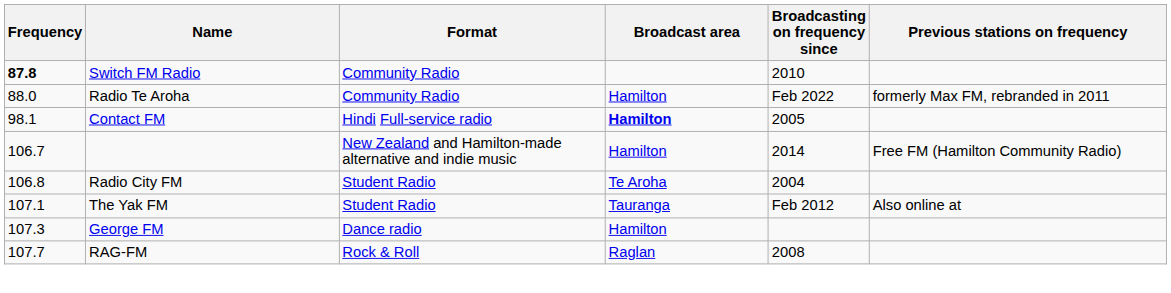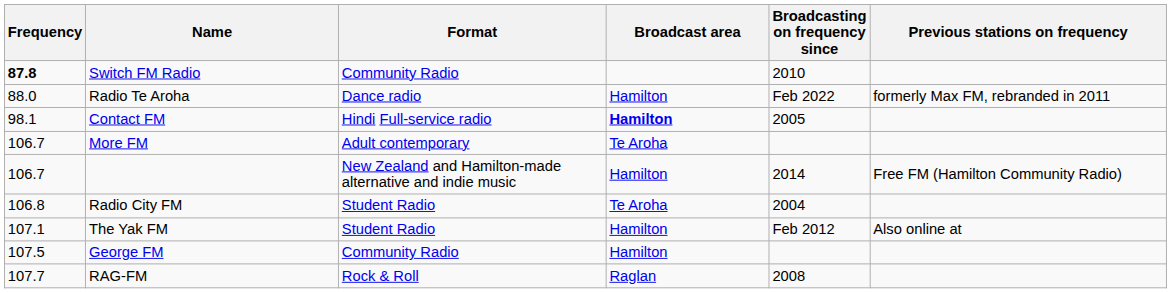(401, 95) Community Radio -> (382, 95) Dance radio
+ row: (119, 142)
(639, 205) Tauranga -> (638, 229) Hamilton
(26, 229) 107.3 -> (26, 252) 107.5
(382, 229) Dance radio -> (400, 252) Community Radio
